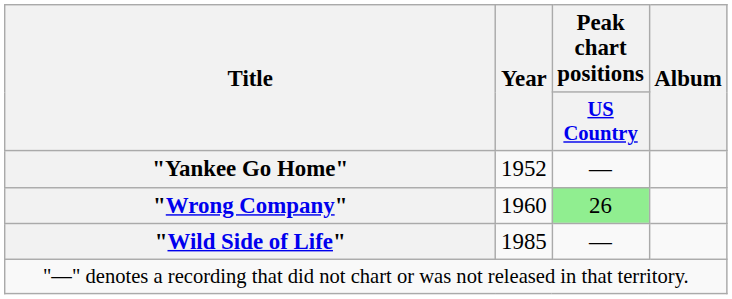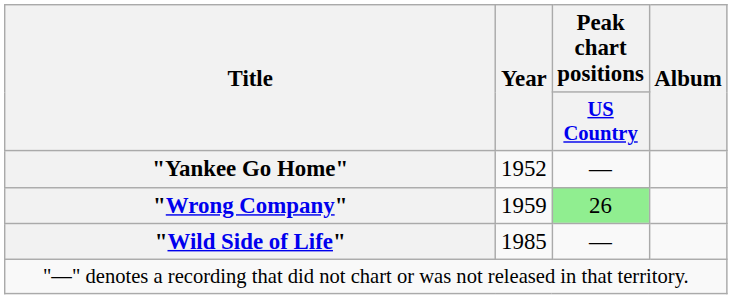(524, 204) 1960 -> (524, 204) 1959
